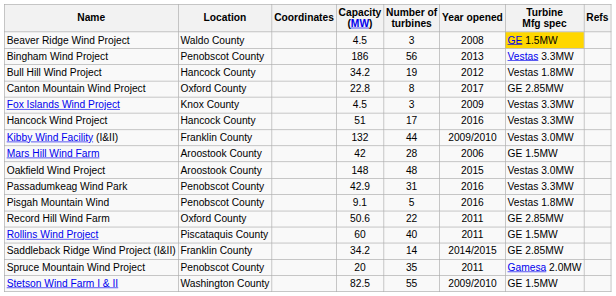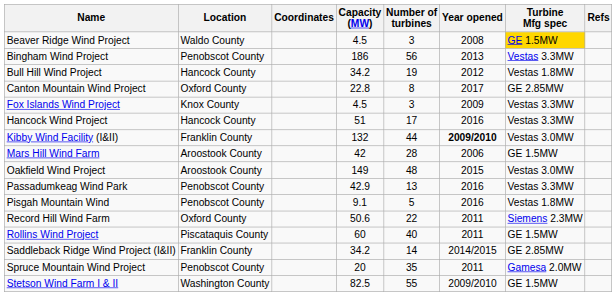(472, 137) normal -> (472, 137) bold
(360, 170) 148 -> (360, 170) 149
(412, 186) 31 -> (412, 186) 13
(535, 219) GE 2.85MW -> (545, 219) Siemens 2.3MW
